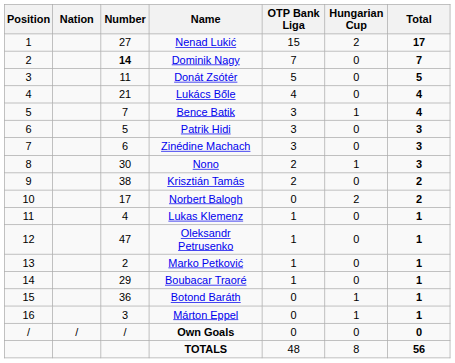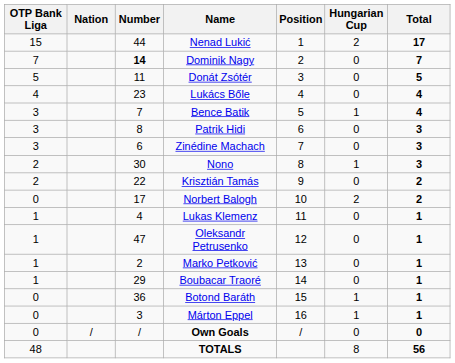columns swapped: (29, 19) <-> (294, 19)
(125, 43) 27 -> (139, 43) 44
(125, 95) 21 -> (139, 95) 23
(125, 129) 5 -> (139, 129) 8
(125, 181) 38 -> (139, 181) 22
